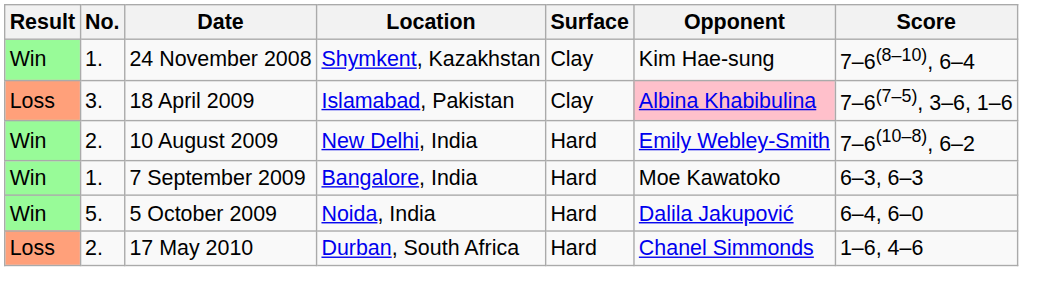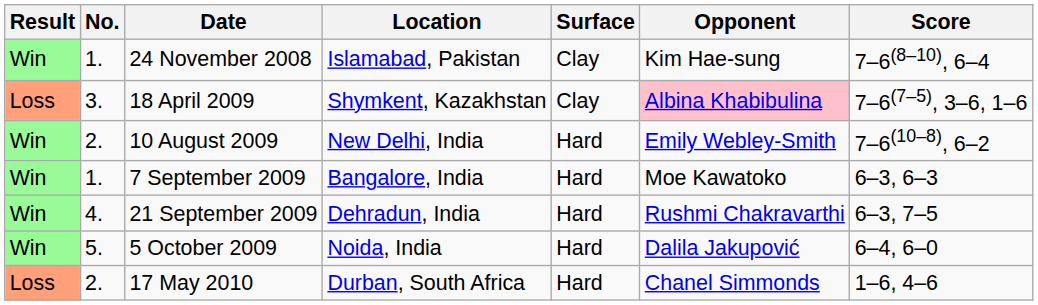(431, 59) Shymkent, Kazakhstan -> (424, 59) Islamabad, Pakistan
(418, 99) Islamabad, Pakistan -> (437, 99) Shymkent, Kazakhstan
+ row: (223, 212)
